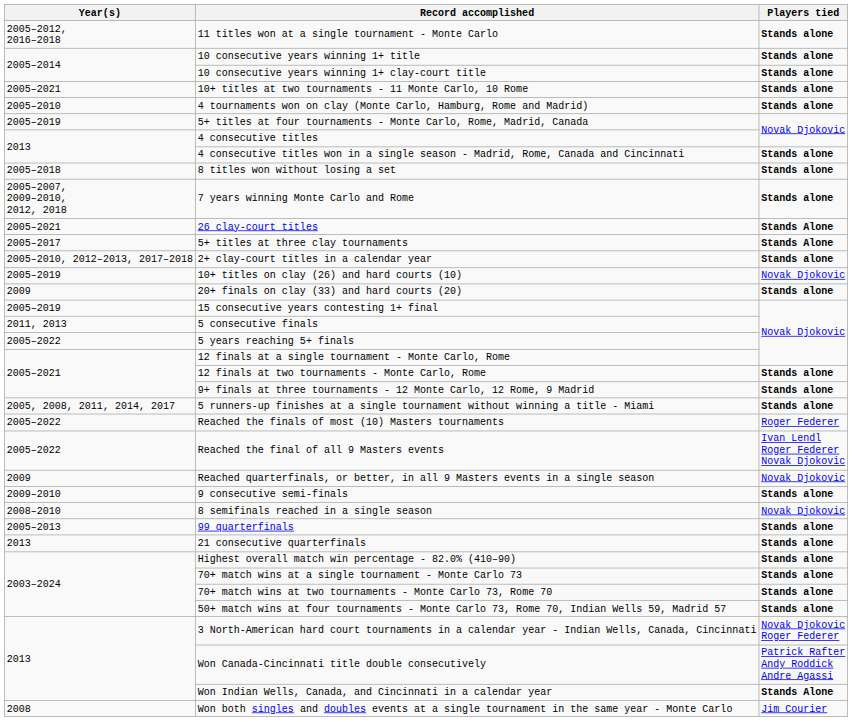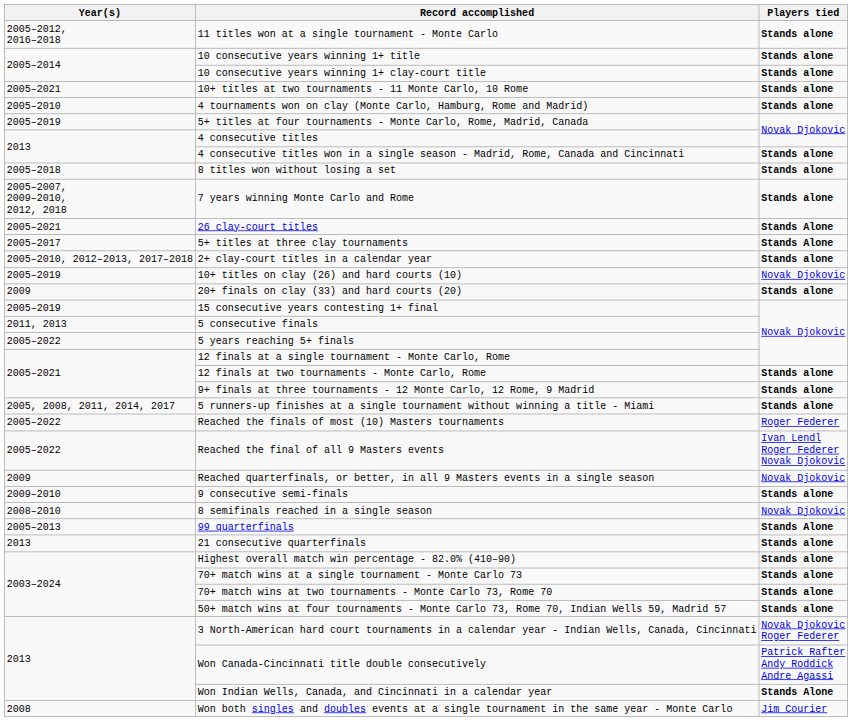(797, 527) Stands alone -> (797, 527) Stands Alone
